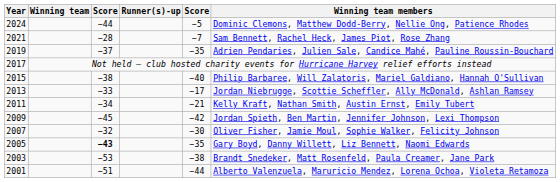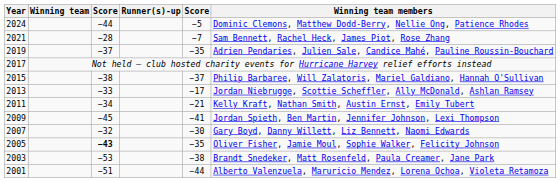(197, 78) −40 -> (197, 78) −37
(197, 118) −42 -> (197, 118) −41
(356, 131) Oliver Fisher, Jamie Moul, Sophie Walker, Felicity Johnson -> (341, 131) Gary Boyd, Danny Willett, Liz Bennett, Naomi Edwards
(341, 144) Gary Boyd, Danny Willett, Liz Bennett, Naomi Edwards -> (356, 144) Oliver Fisher, Jamie Moul, Sophie Walker, Felicity Johnson
